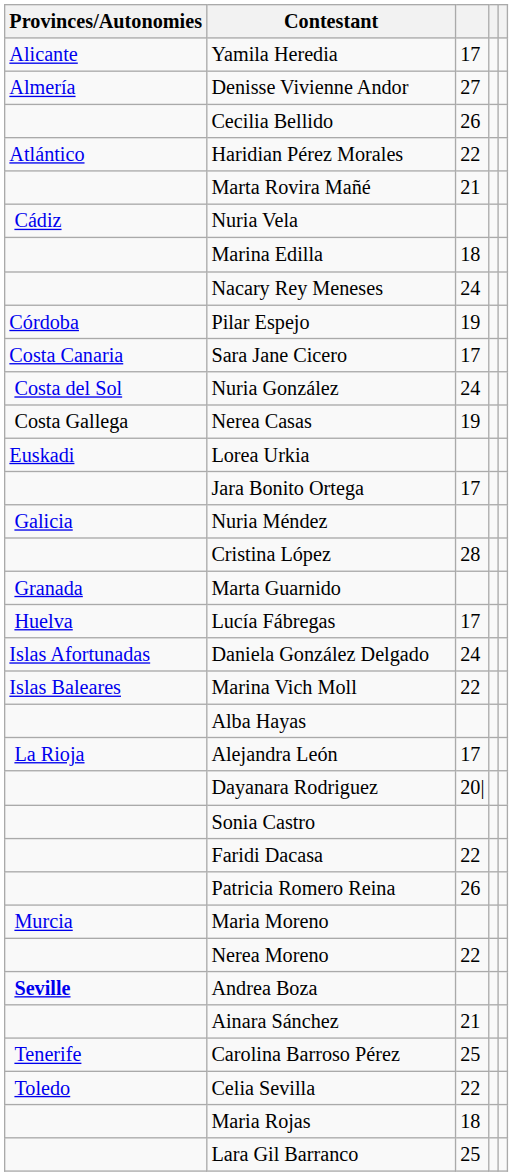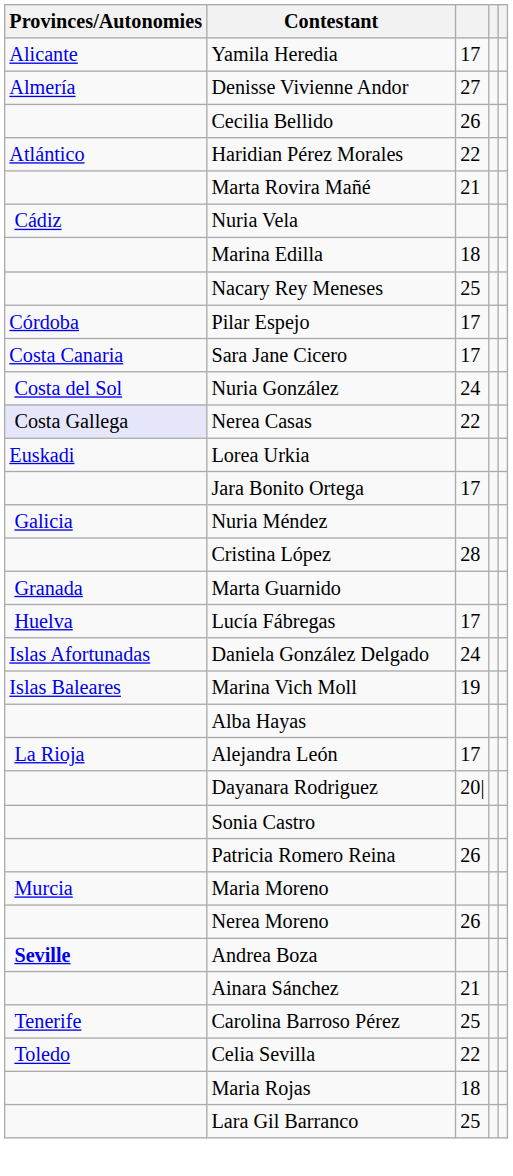(470, 288) 24 -> (470, 288) 25
(470, 321) 19 -> (470, 321) 17
(69, 421) no background -> (69, 421) lavender background
(470, 421) 19 -> (470, 421) 22
(470, 688) 22 -> (470, 688) 19
- row: (267, 854)
(470, 954) 22 -> (470, 921) 26
